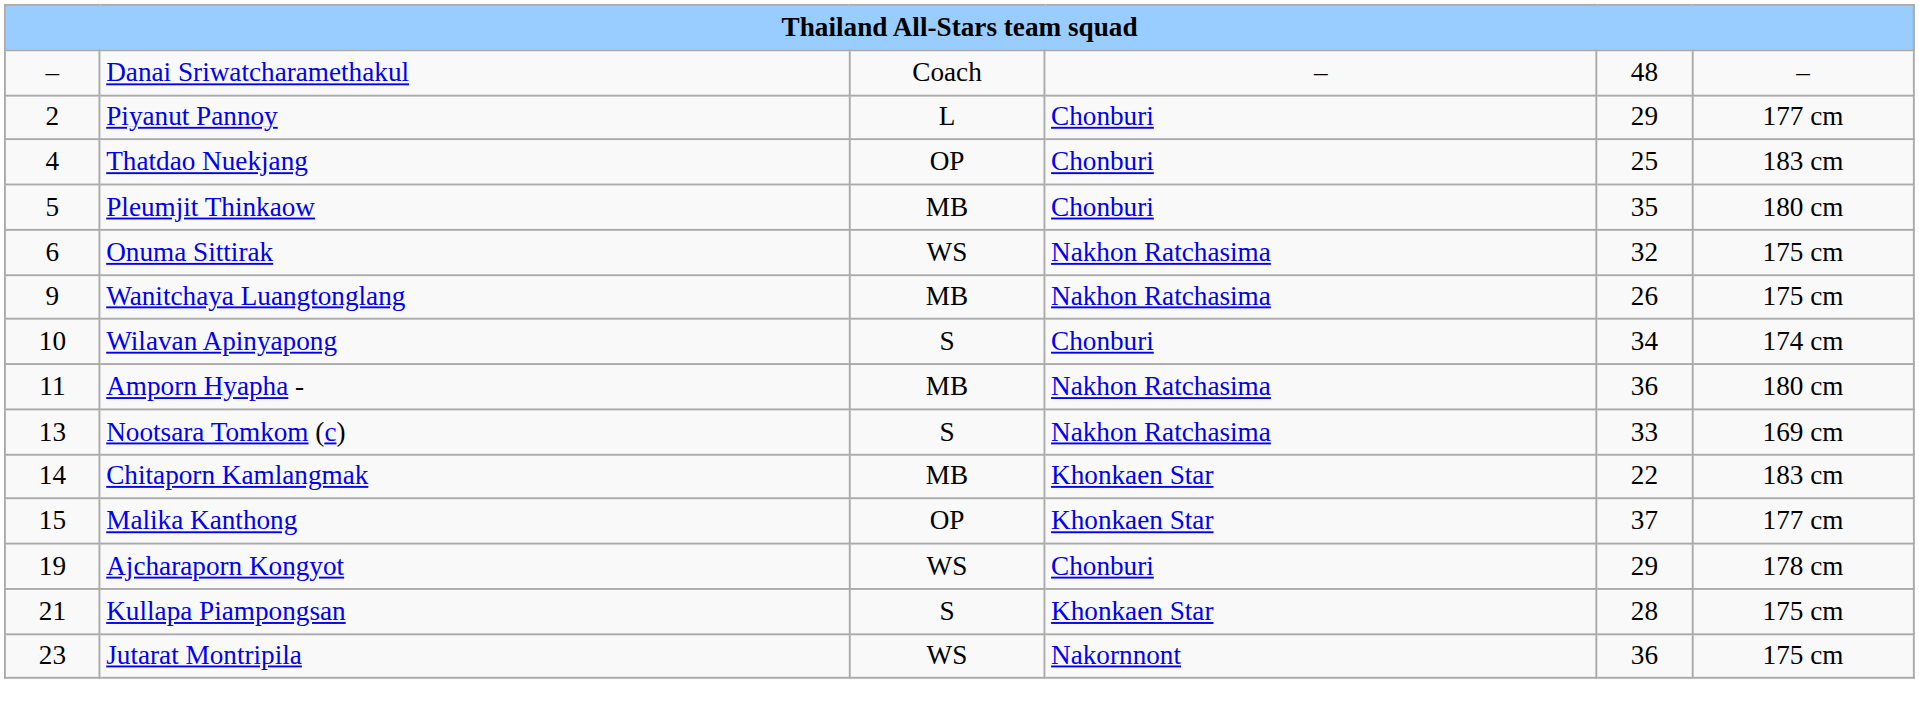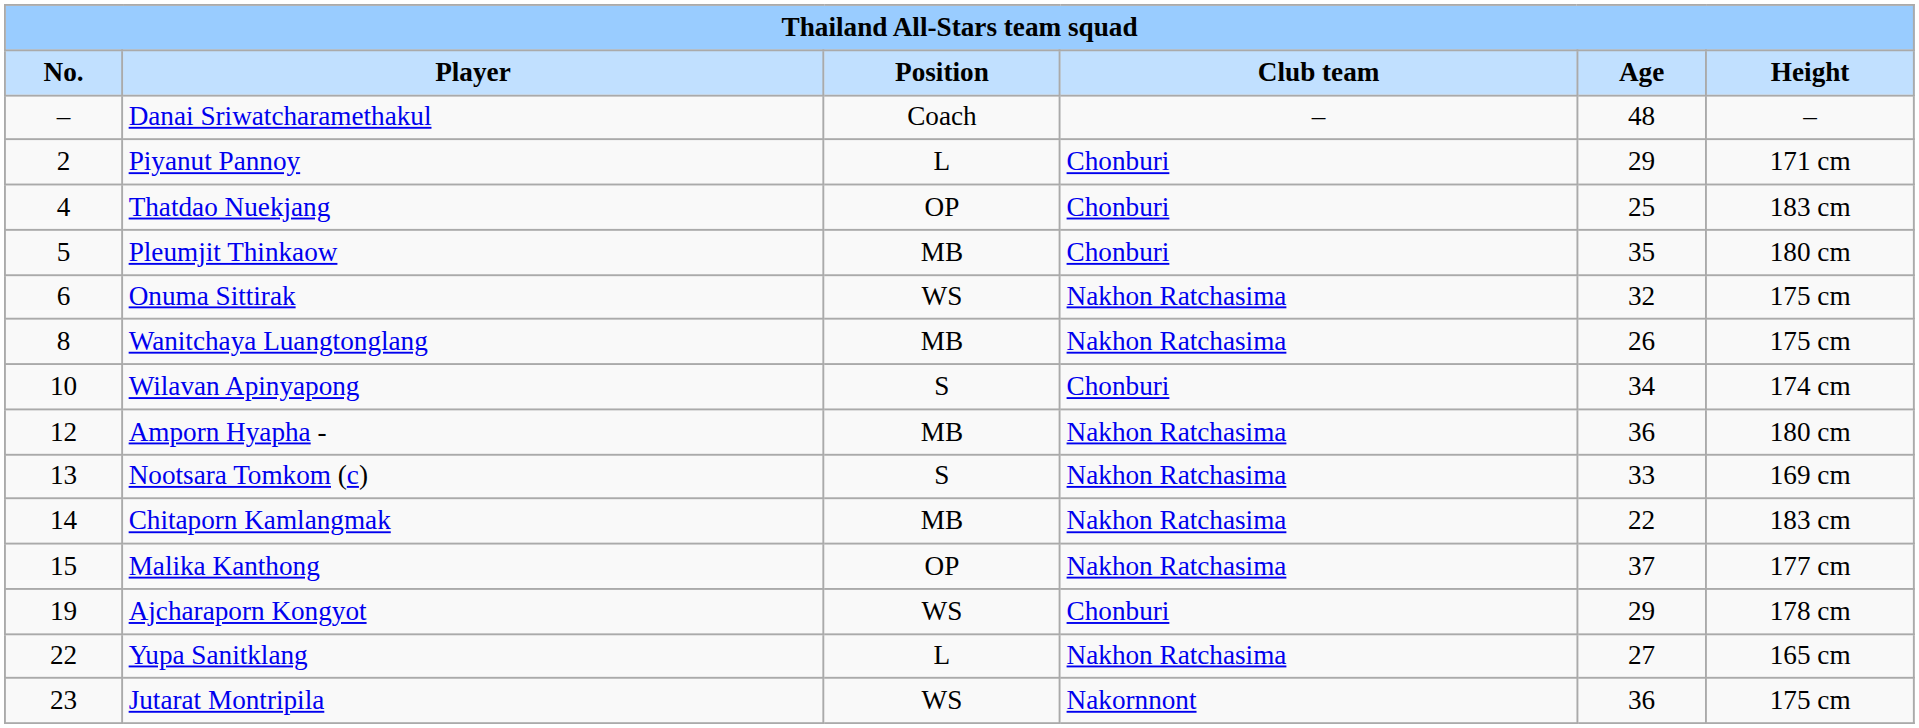+ row: (473, 72)
(1803, 117) 177 cm -> (1810, 161) 171 cm
(52, 296) 9 -> (64, 341) 8
(52, 386) 11 -> (64, 431) 12
(1132, 476) Khonkaen Star -> (1176, 521) Nakhon Ratchasima
(1132, 521) Khonkaen Star -> (1176, 565) Nakhon Ratchasima
- row: (226, 610)
+ row: (218, 655)
